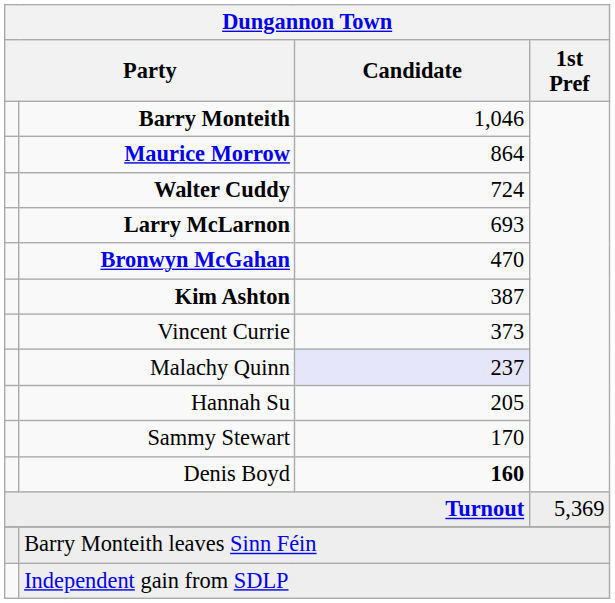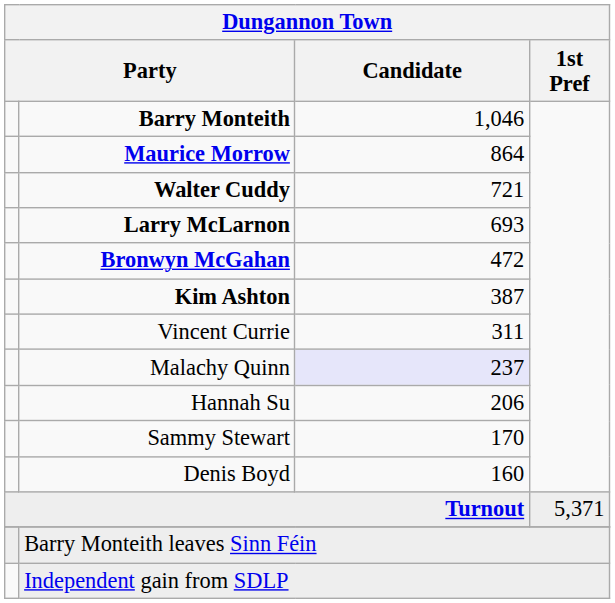(507, 189) 724 -> (507, 189) 721
(507, 260) 470 -> (507, 260) 472
(507, 331) 373 -> (508, 331) 311
(507, 402) 205 -> (507, 402) 206
(507, 473) bold -> (507, 473) normal
(579, 509) 5,369 -> (579, 509) 5,371
